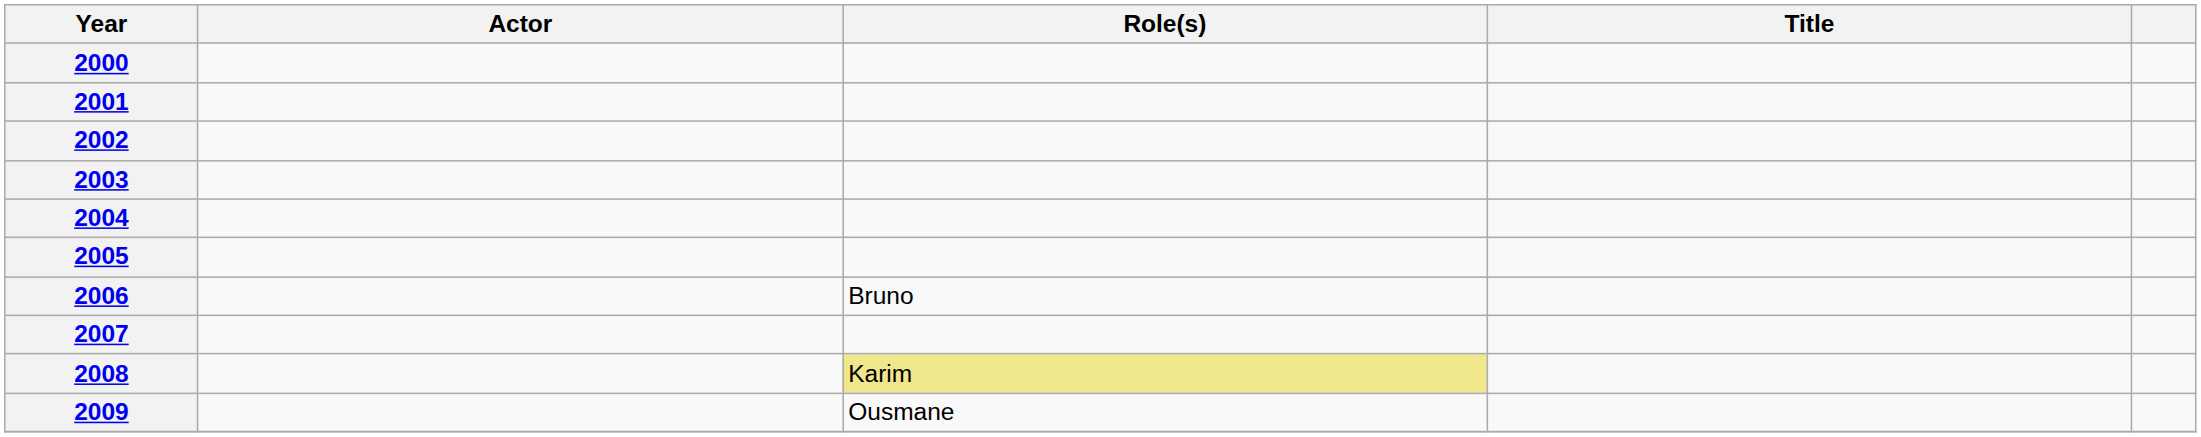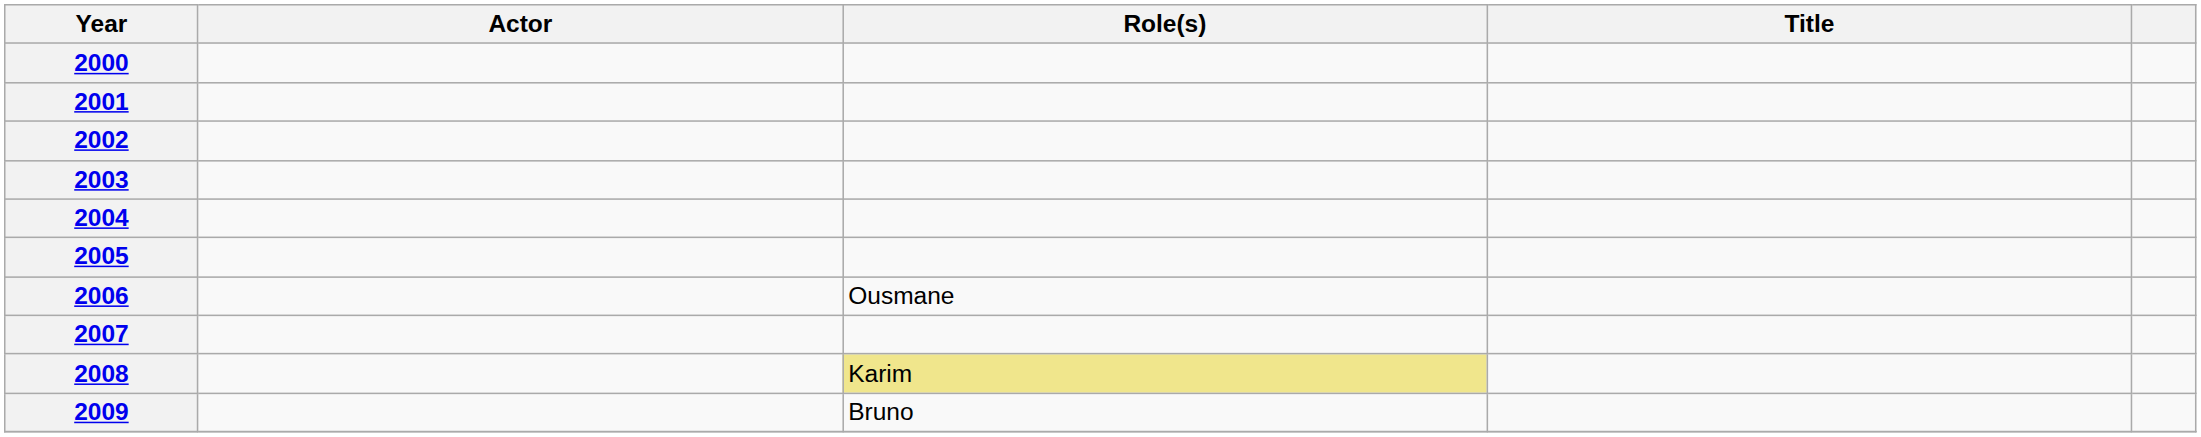(881, 295) Bruno -> (901, 295) Ousmane
(901, 412) Ousmane -> (881, 412) Bruno
